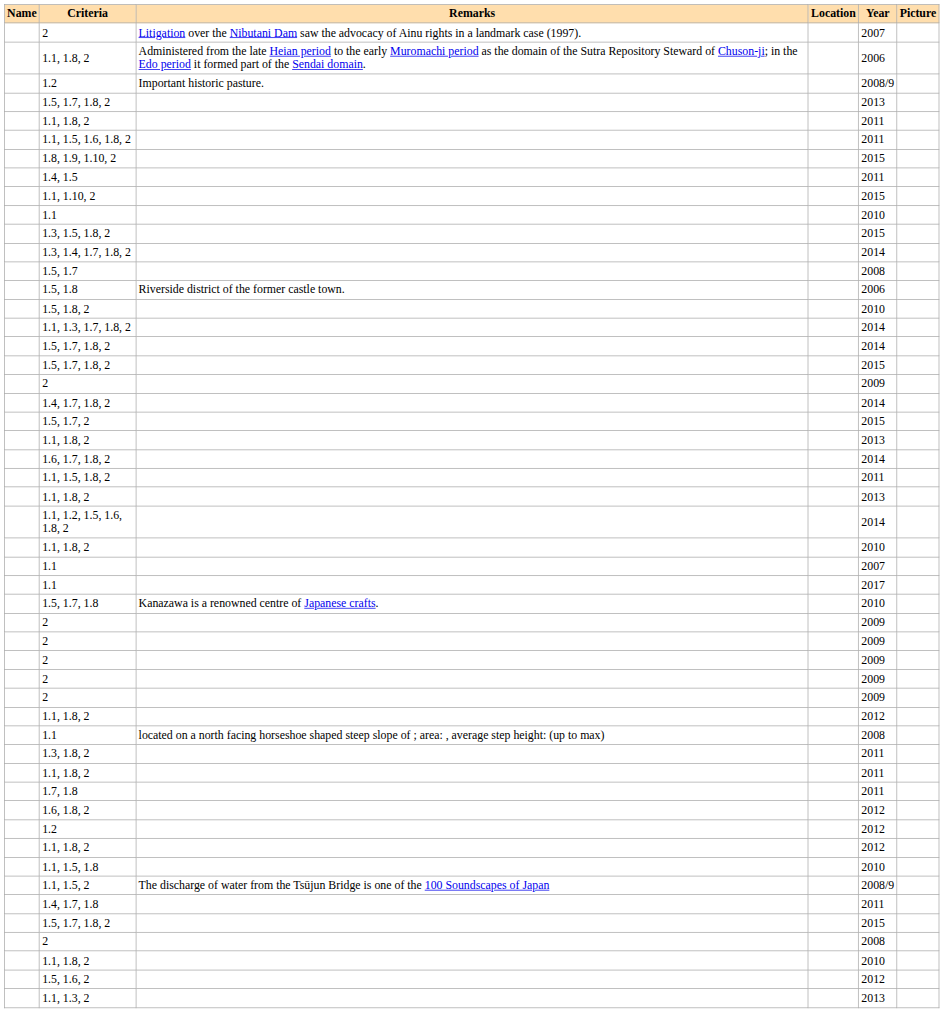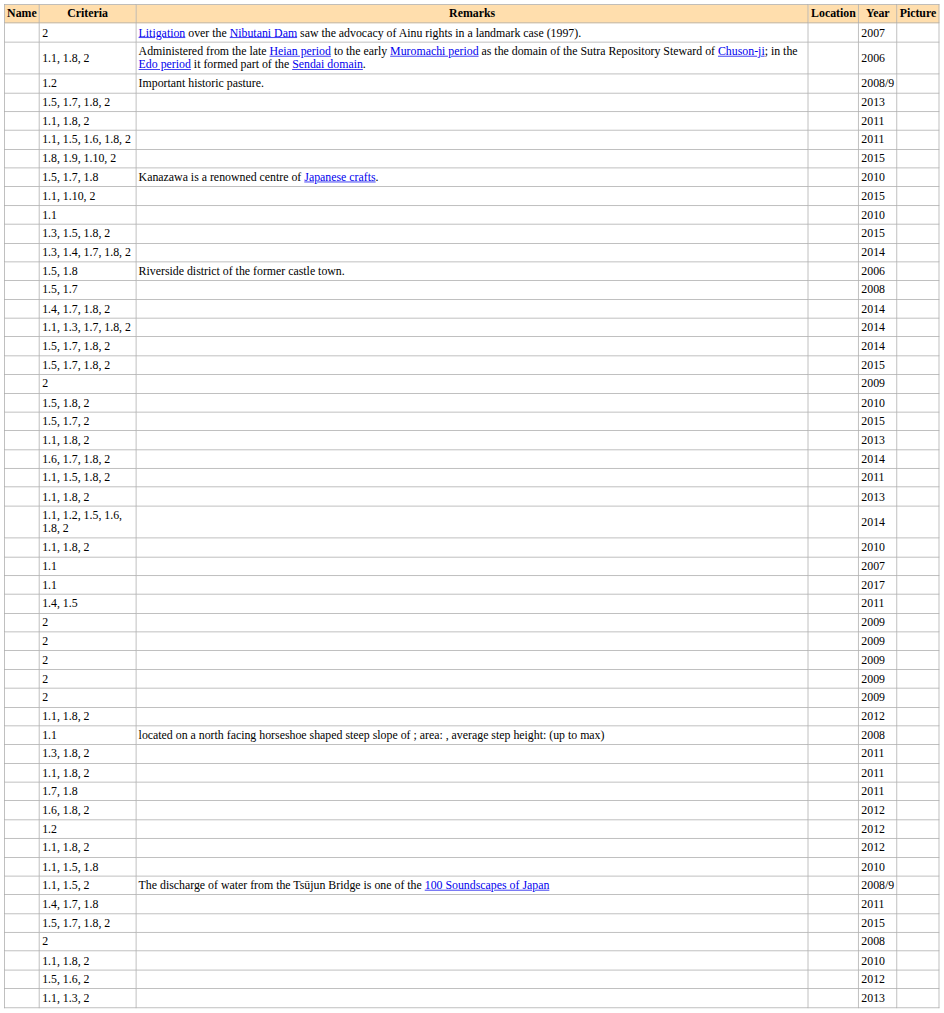rows swapped: (70, 603) <-> (60, 177)
rows swapped: (60, 290) <-> (60, 271)
rows swapped: (66, 308) <-> (76, 402)
